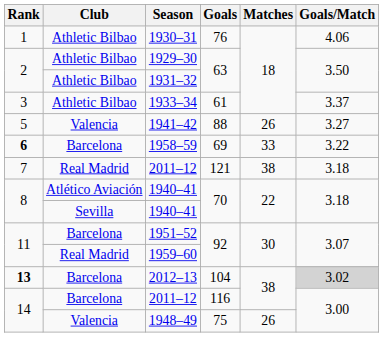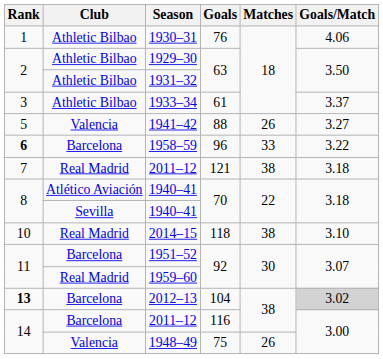(220, 146) 69 -> (220, 146) 96
+ row: (94, 233)
